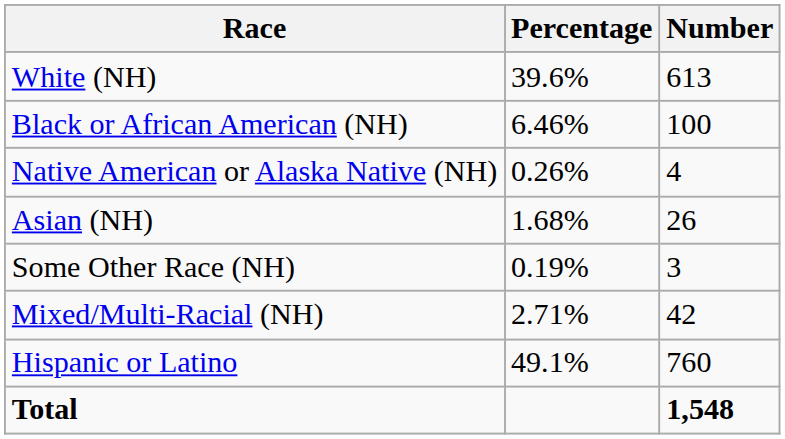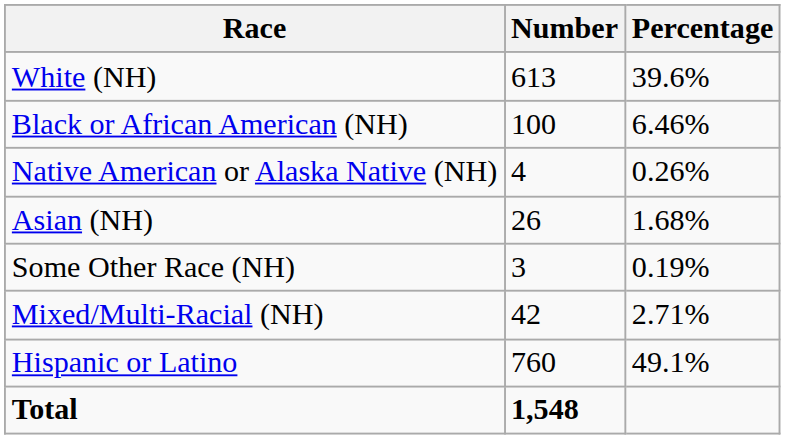columns swapped: (720, 28) <-> (582, 28)
